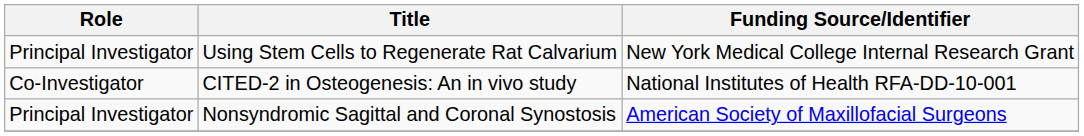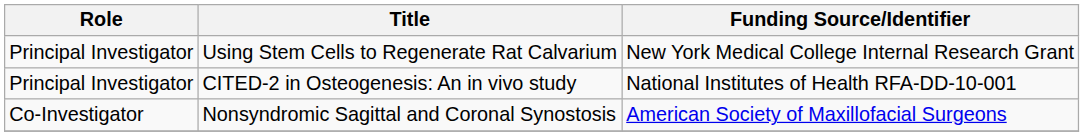(76, 83) Co-Investigator -> (101, 83) Principal Investigator
(101, 114) Principal Investigator -> (76, 114) Co-Investigator
